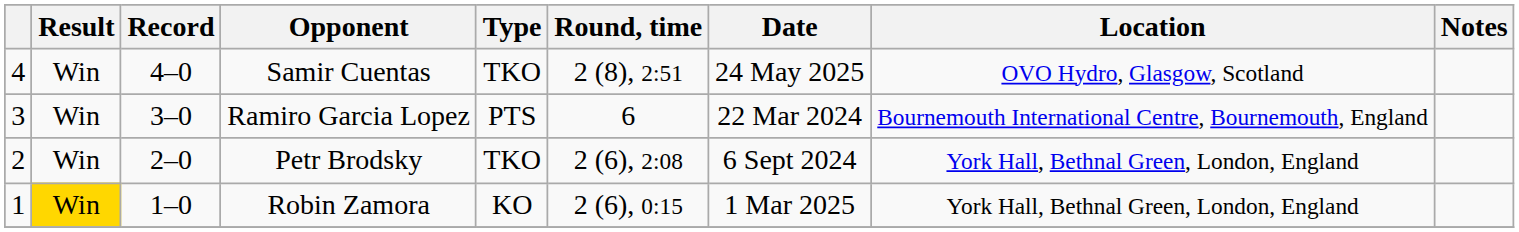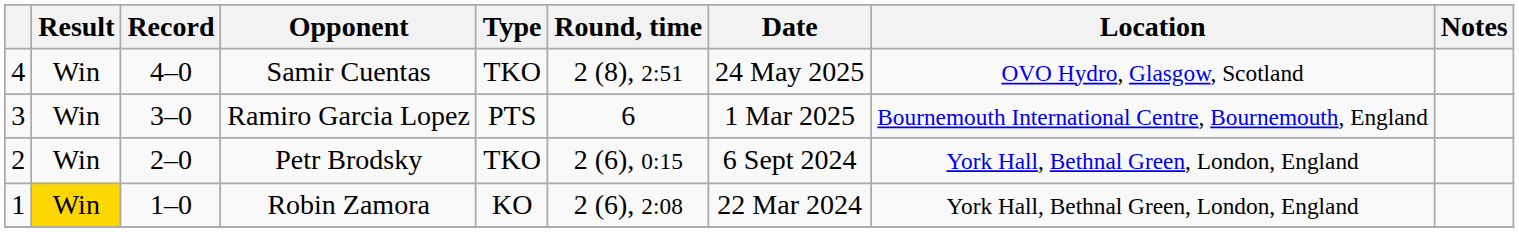(790, 115) 22 Mar 2024 -> (790, 115) 1 Mar 2025
(628, 159) 2 (6), 2:08 -> (628, 159) 2 (6), 0:15
(628, 204) 2 (6), 0:15 -> (628, 204) 2 (6), 2:08
(790, 204) 1 Mar 2025 -> (790, 204) 22 Mar 2024
